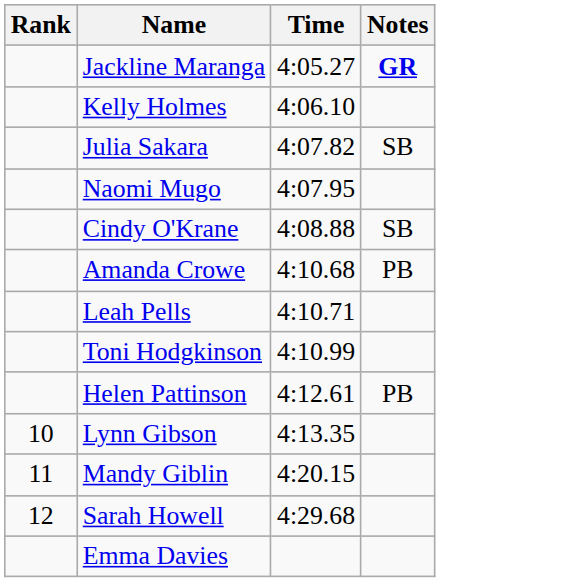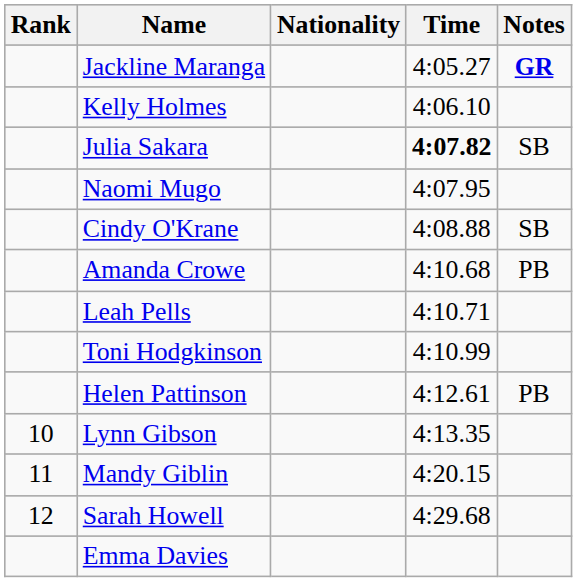+ column: (339, 24)
(316, 147) normal -> (452, 147) bold
